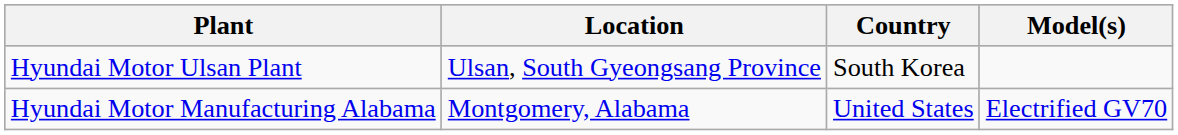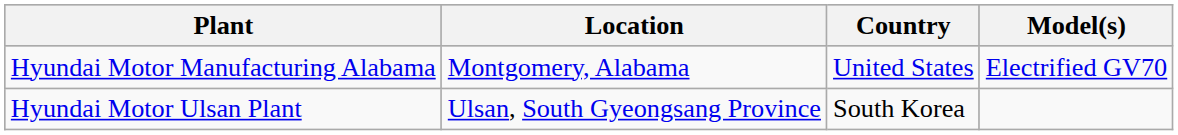rows swapped: (156, 66) <-> (223, 108)
